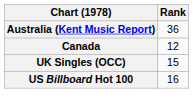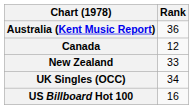+ row: (81, 63)
(173, 63) 15 -> (173, 79) 34
